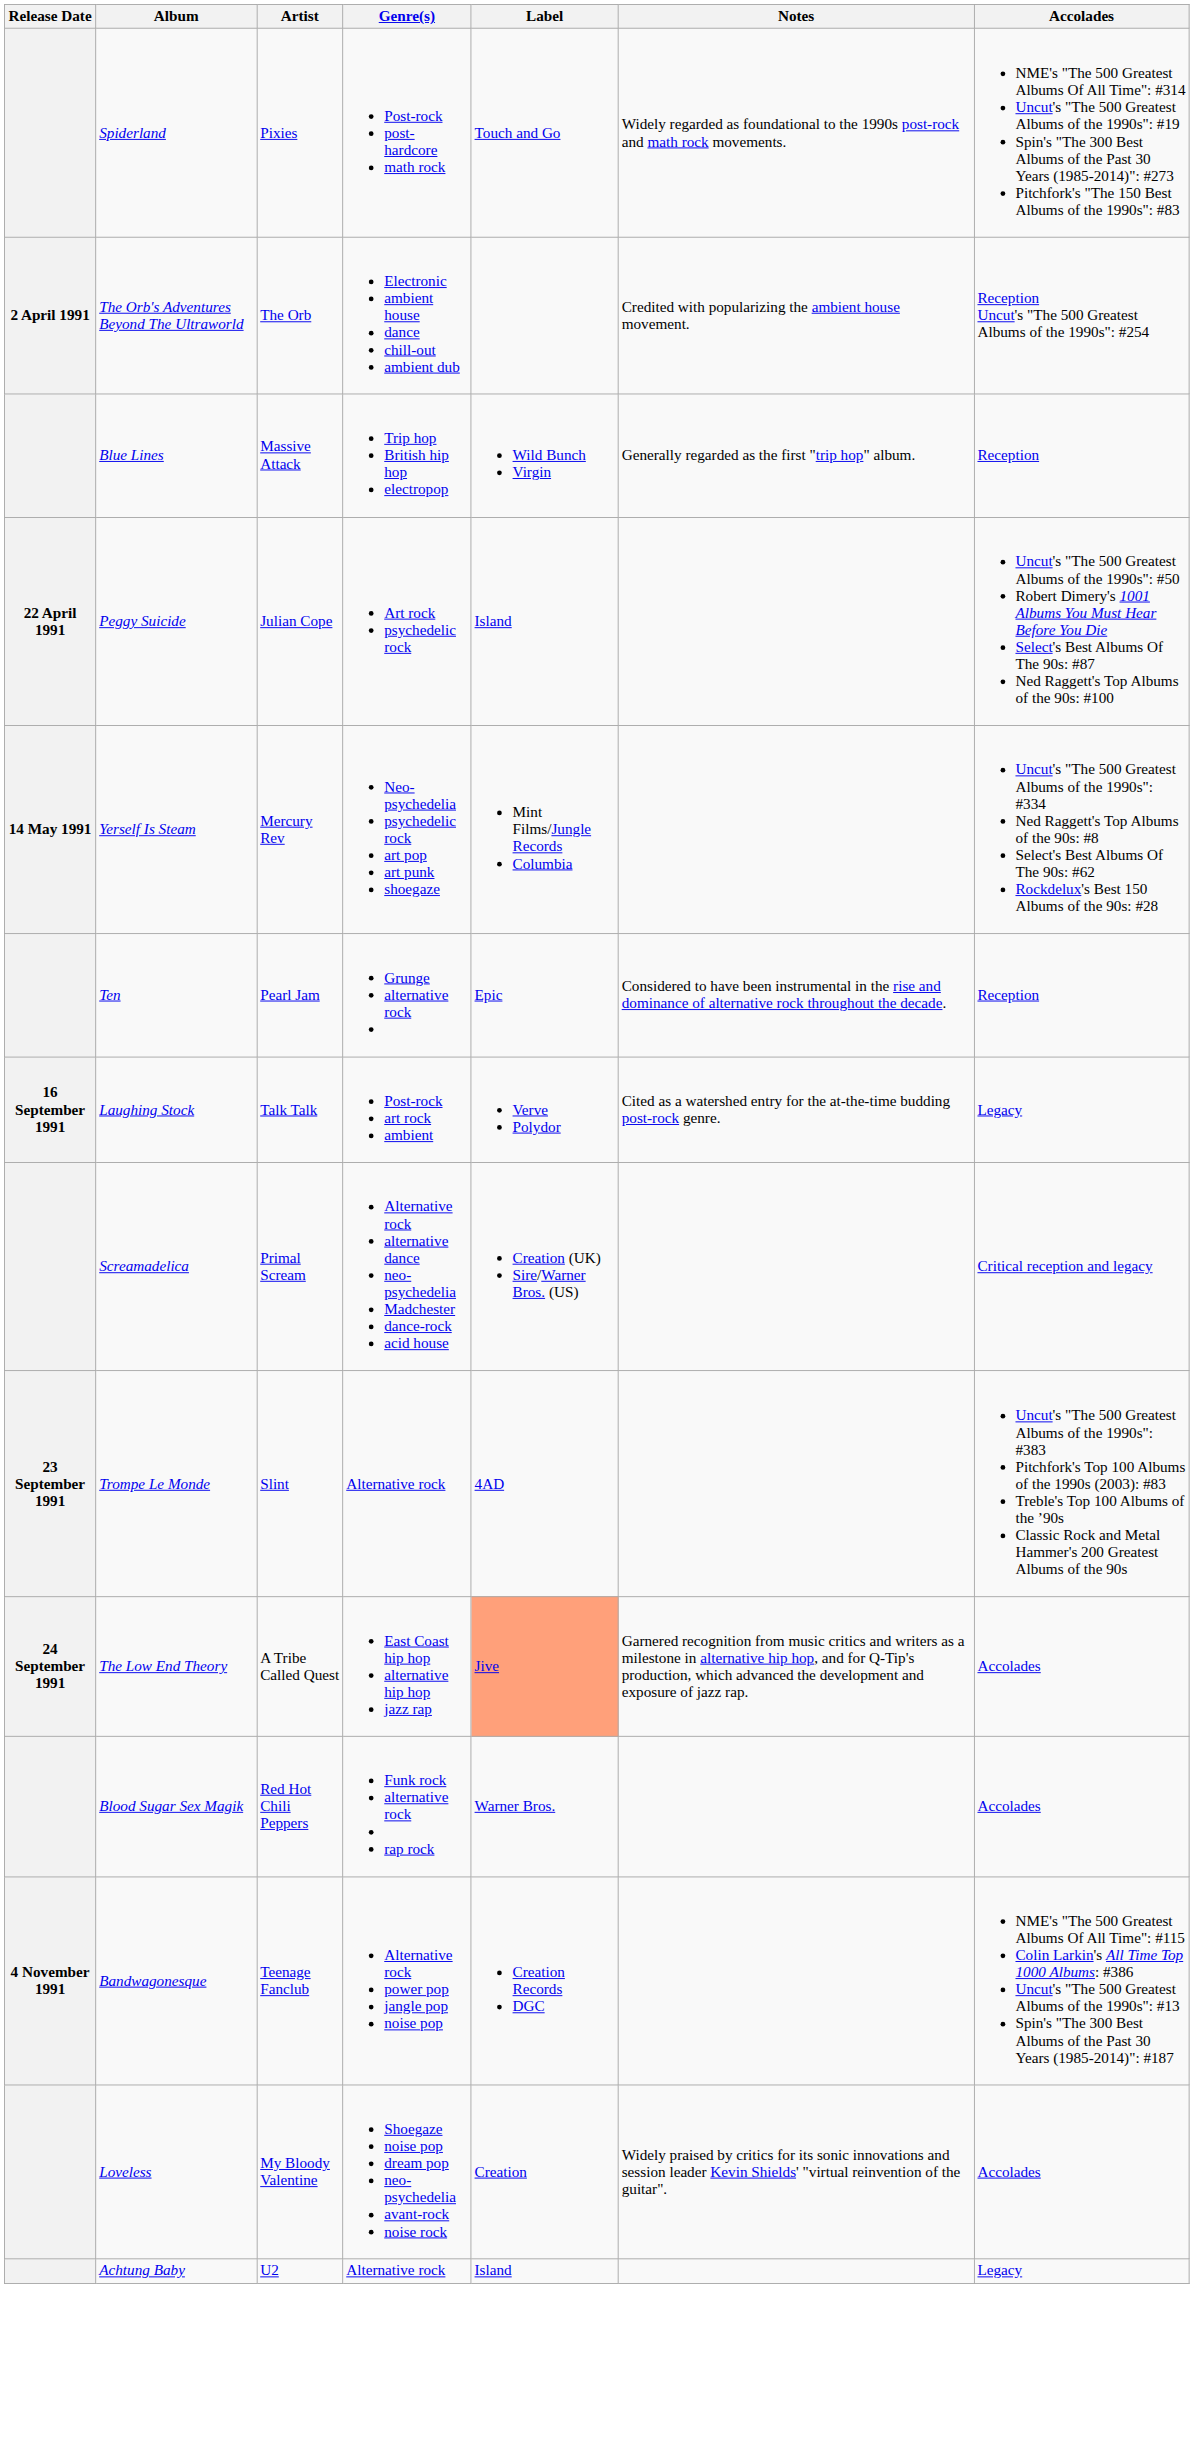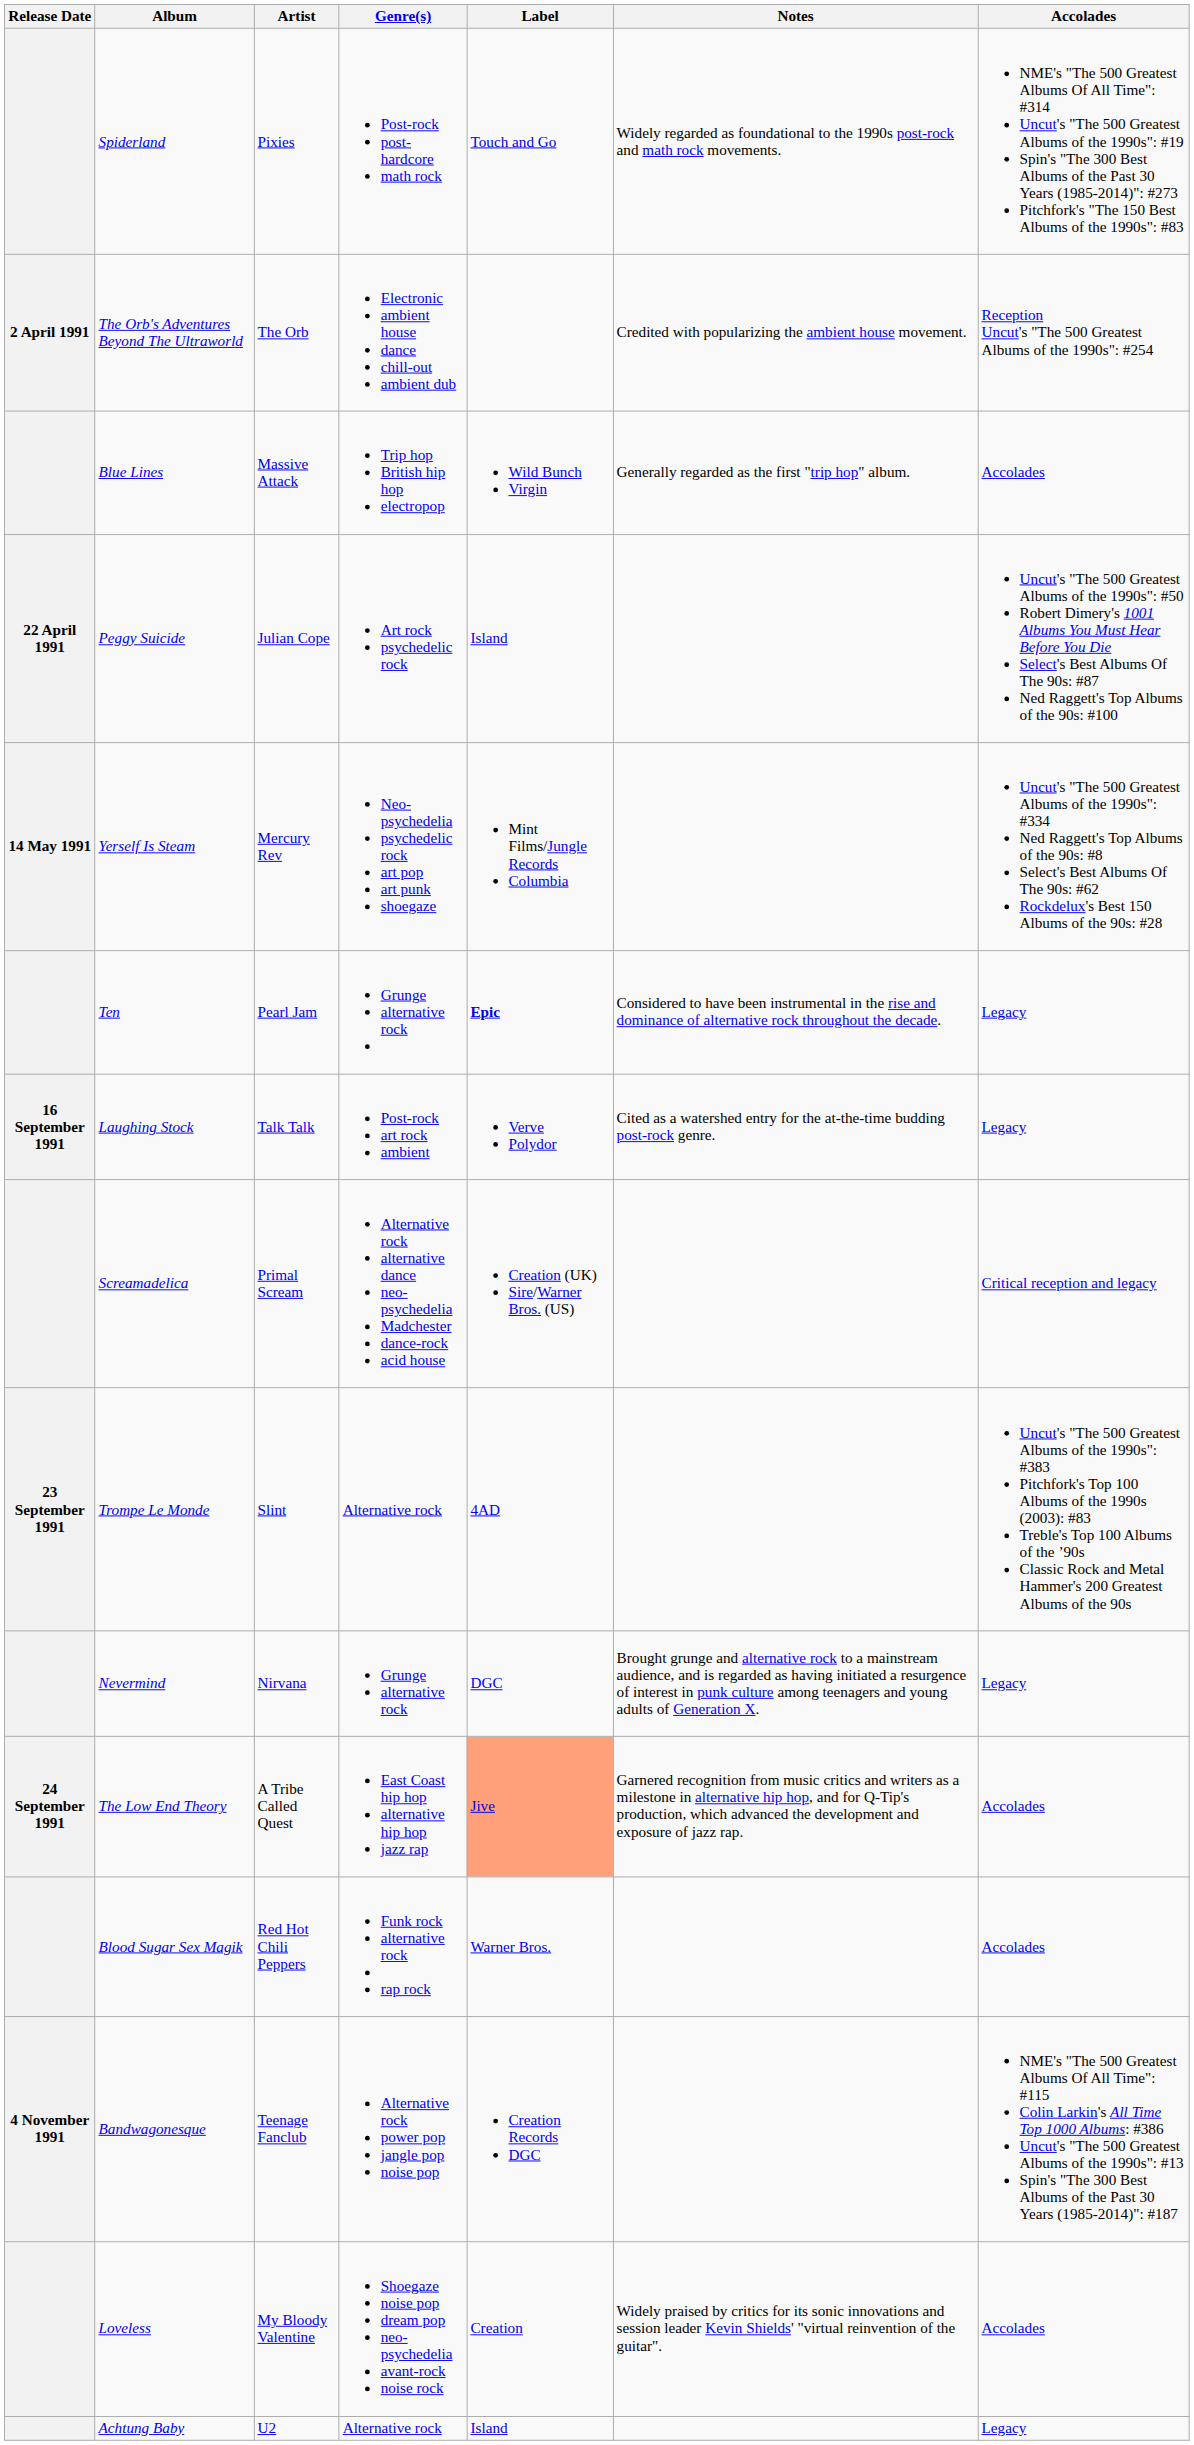(1008, 455) Reception -> (1013, 472) Accolades
(488, 995) normal -> (485, 1012) bold
(1008, 995) Reception -> (1004, 1012) Legacy
+ row: (132, 1683)
